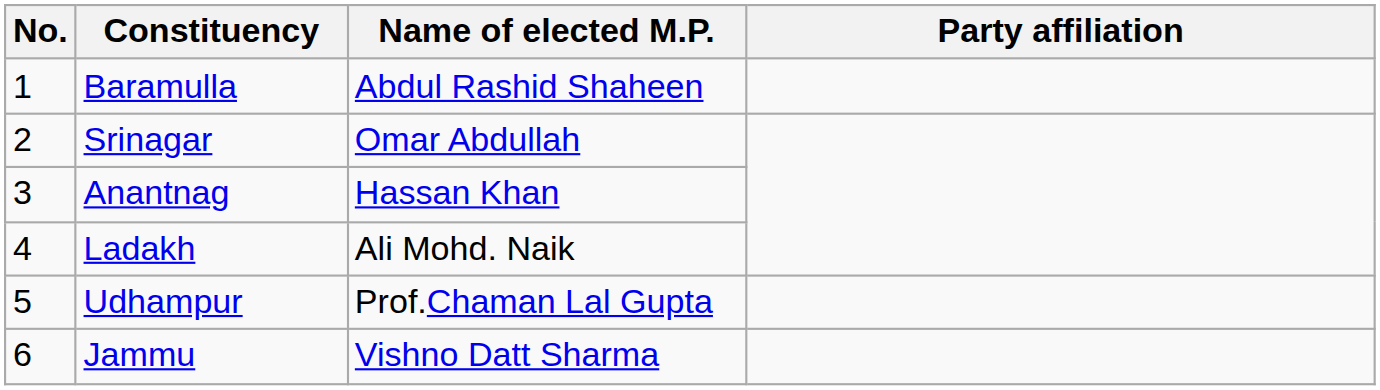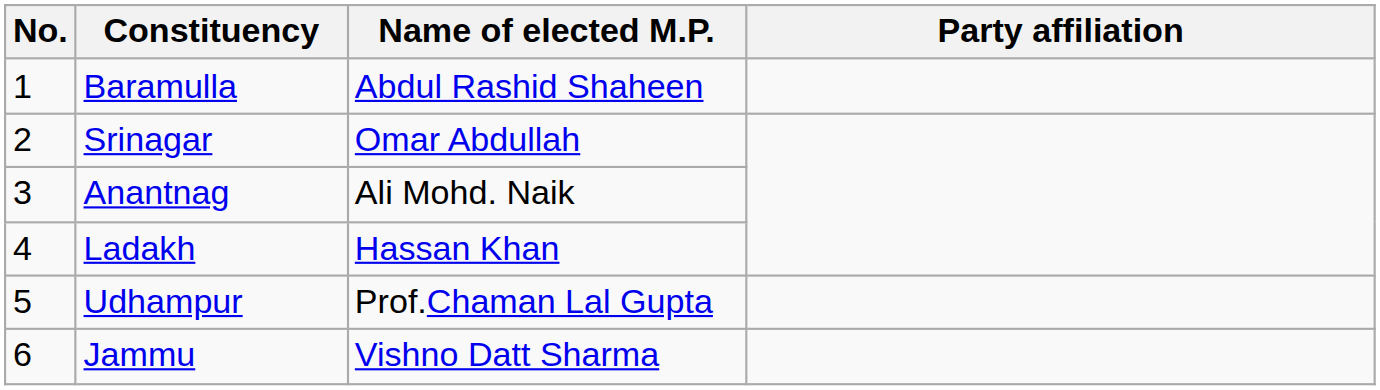(457, 193) Hassan Khan -> (465, 193) Ali Mohd. Naik
(465, 247) Ali Mohd. Naik -> (457, 247) Hassan Khan
